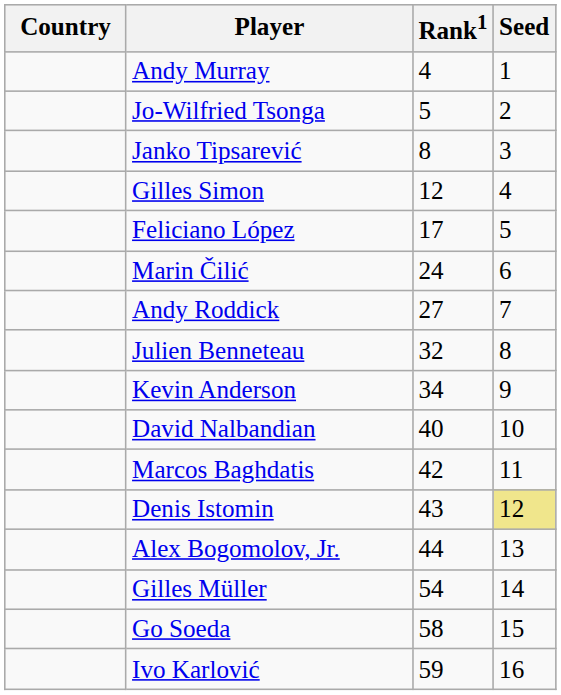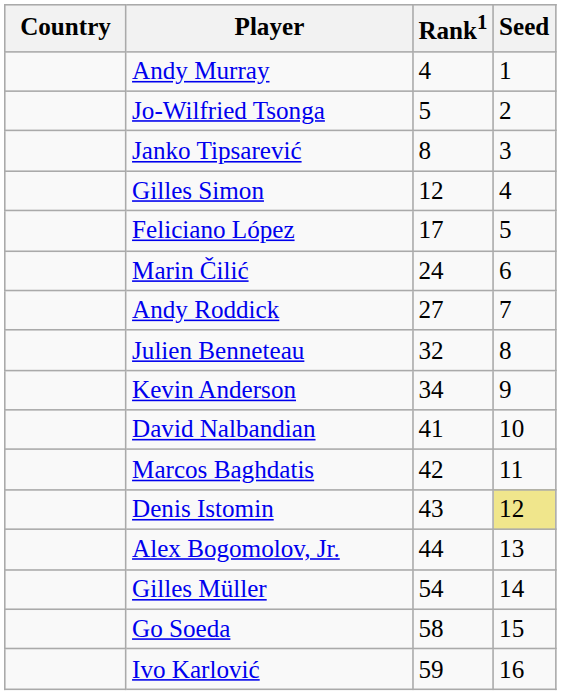(431, 429) 40 -> (431, 429) 41
